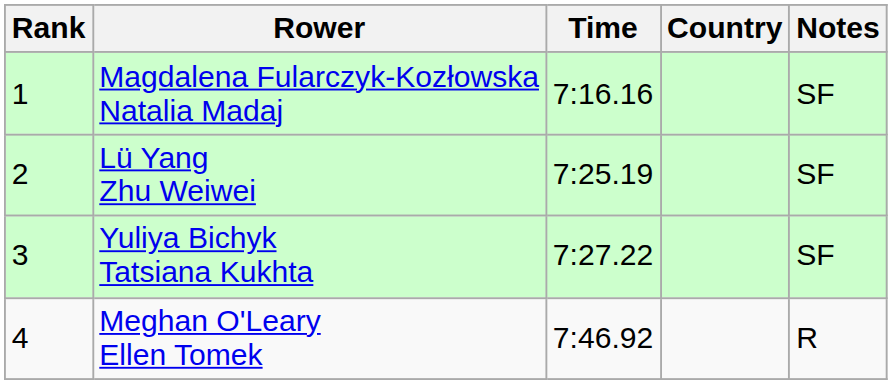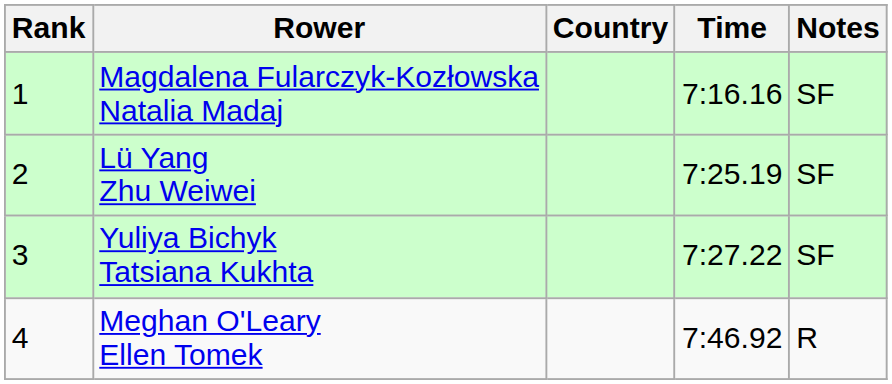columns swapped: (725, 28) <-> (603, 28)
